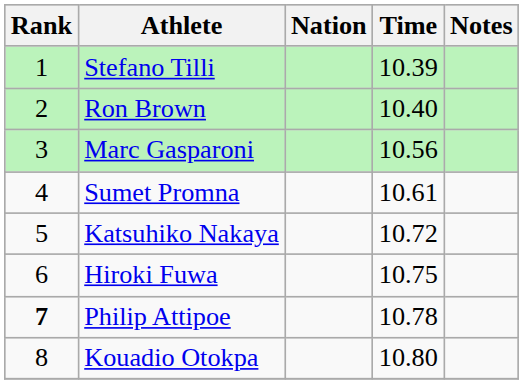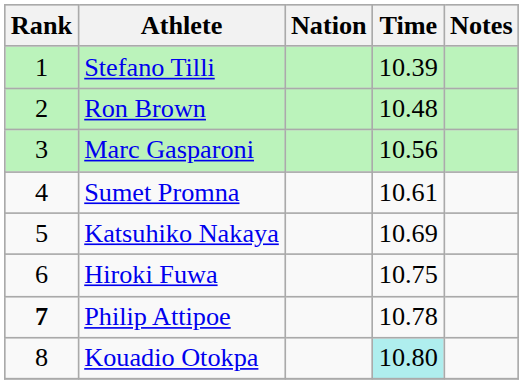(408, 108) 10.40 -> (408, 108) 10.48
(408, 233) 10.72 -> (408, 233) 10.69
(408, 358) no background -> (408, 358) paleturquoise background
